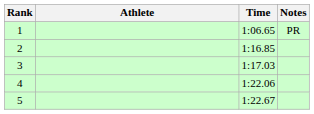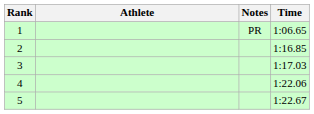columns swapped: (258, 13) <-> (293, 13)
